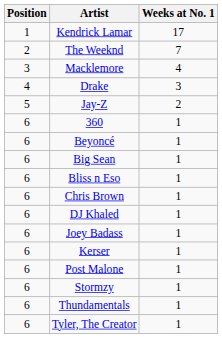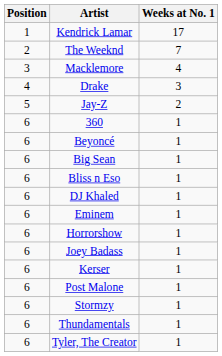- row: (94, 196)
+ row: (94, 214)
+ row: (94, 232)
